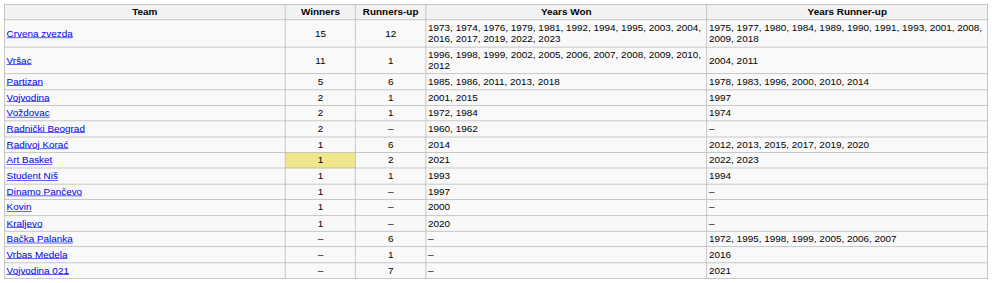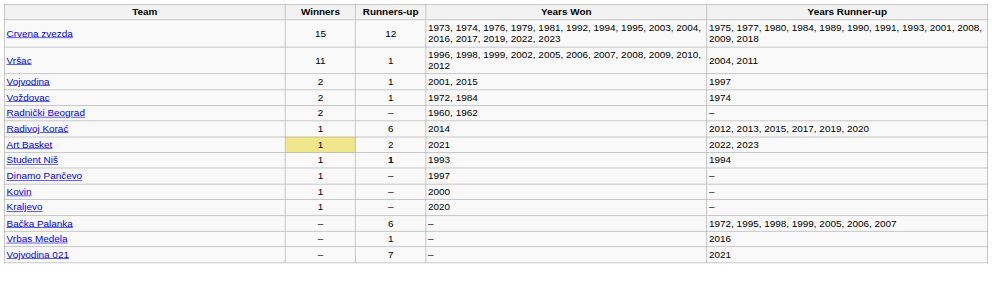- row: (25, 81)
(391, 176) normal -> (391, 160) bold
